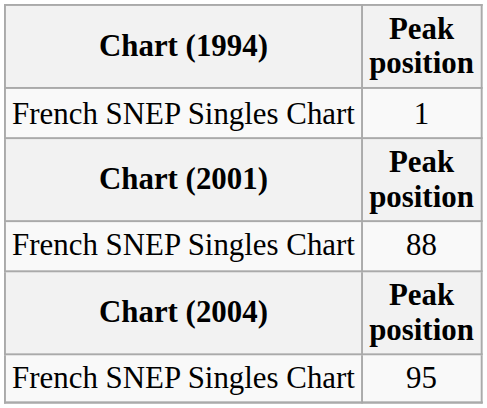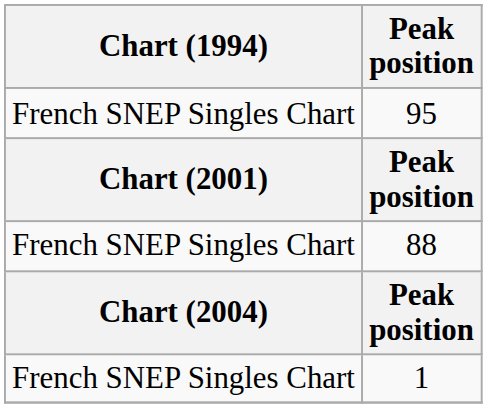rows swapped: (421, 112) <-> (421, 378)
